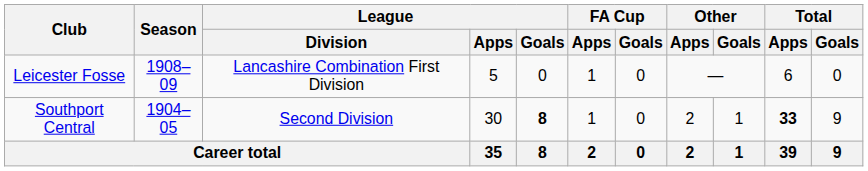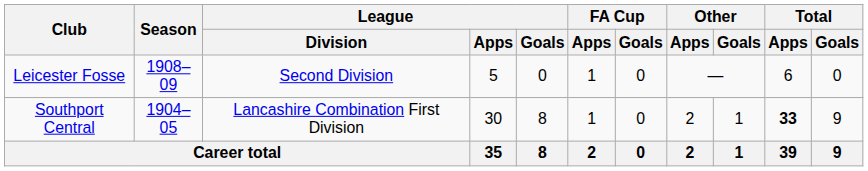(336, 76) Lancashire Combination First Division -> (336, 76) Second Division
(336, 119) Second Division -> (336, 119) Lancashire Combination First Division
(542, 119) bold -> (542, 119) normal
